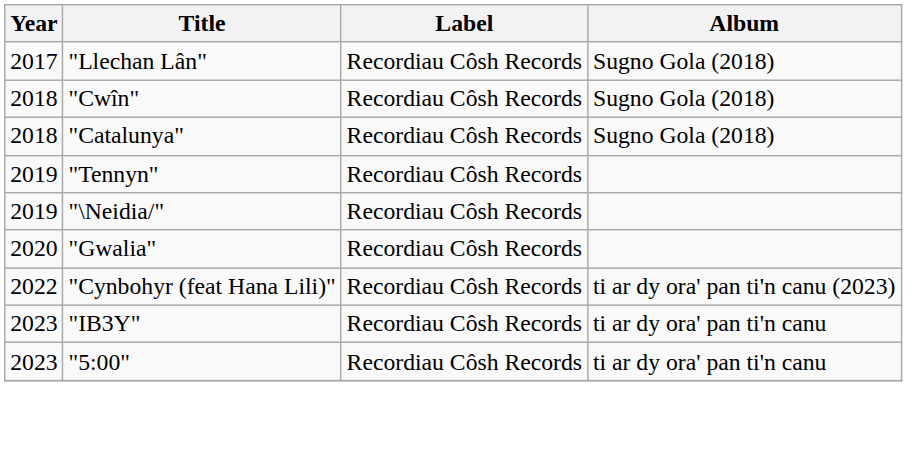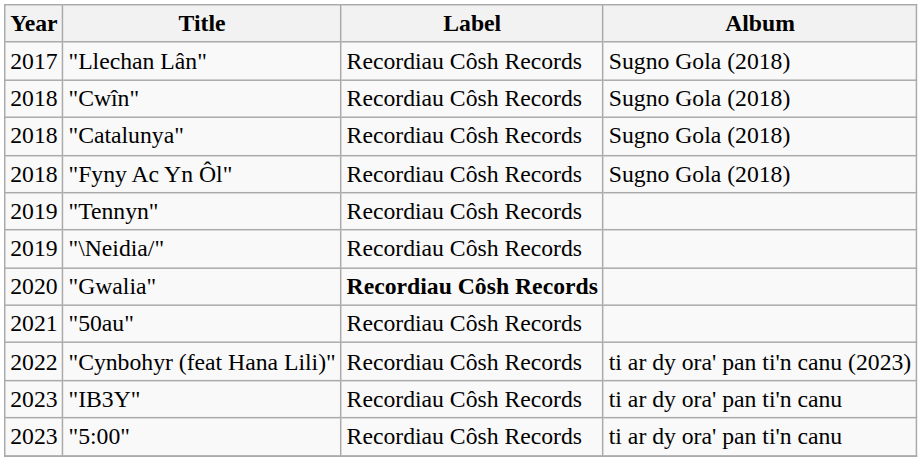+ row: (150, 173)
(464, 248) normal -> (472, 286) bold
+ row: (101, 323)
